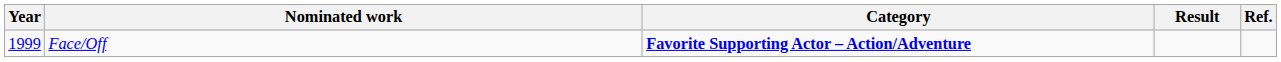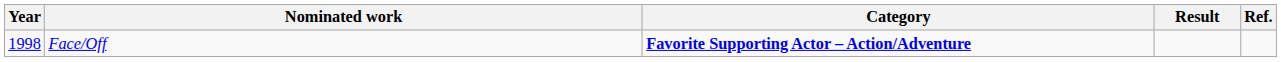(25, 43) 1999 -> (25, 43) 1998
